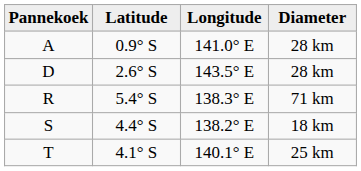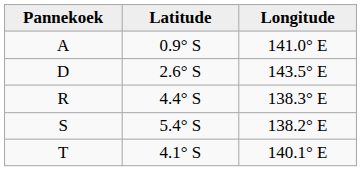- column: (312, 17)
(136, 98) 5.4° S -> (180, 98) 4.4° S
(136, 125) 4.4° S -> (180, 125) 5.4° S
